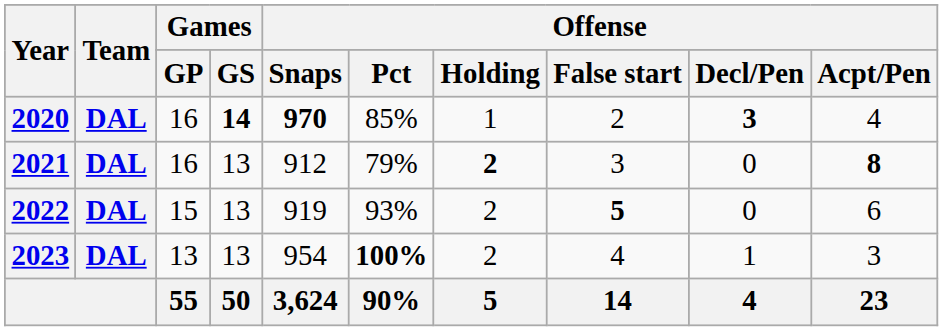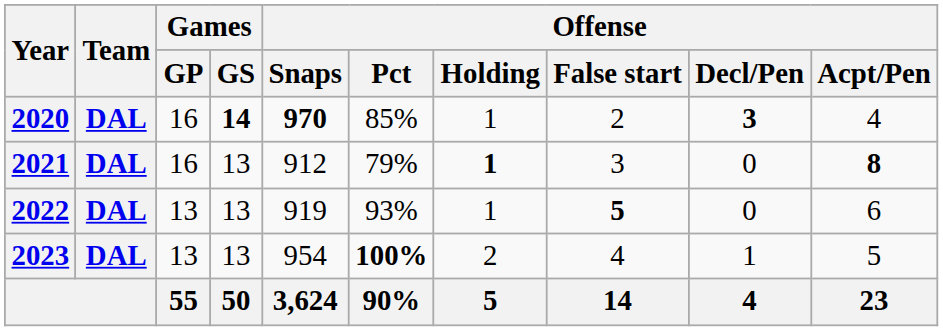(490, 164) 2 -> (490, 164) 1
(183, 210) 15 -> (183, 210) 13
(490, 210) 2 -> (490, 210) 1
(874, 255) 3 -> (874, 255) 5
